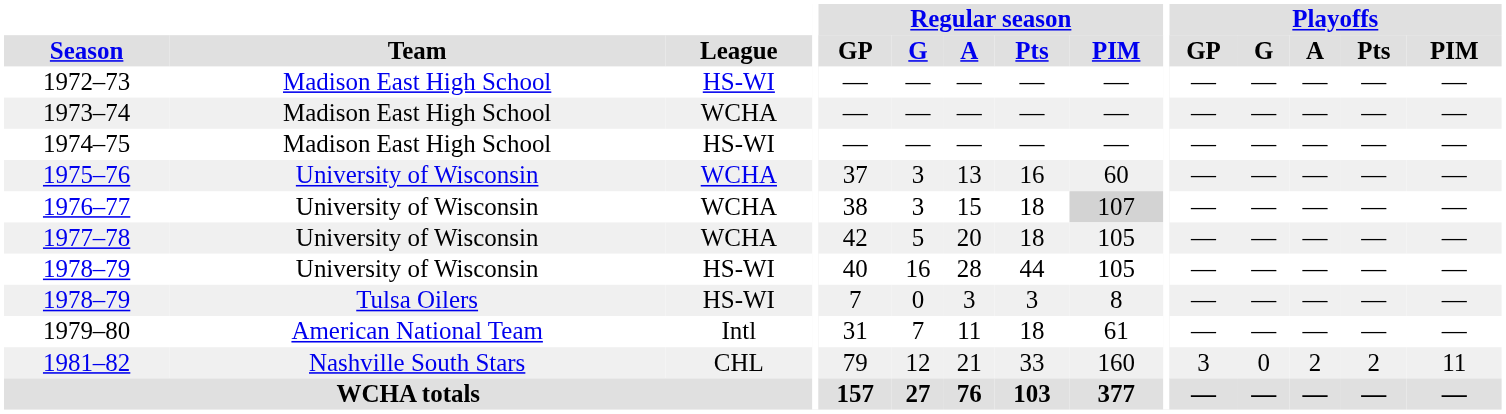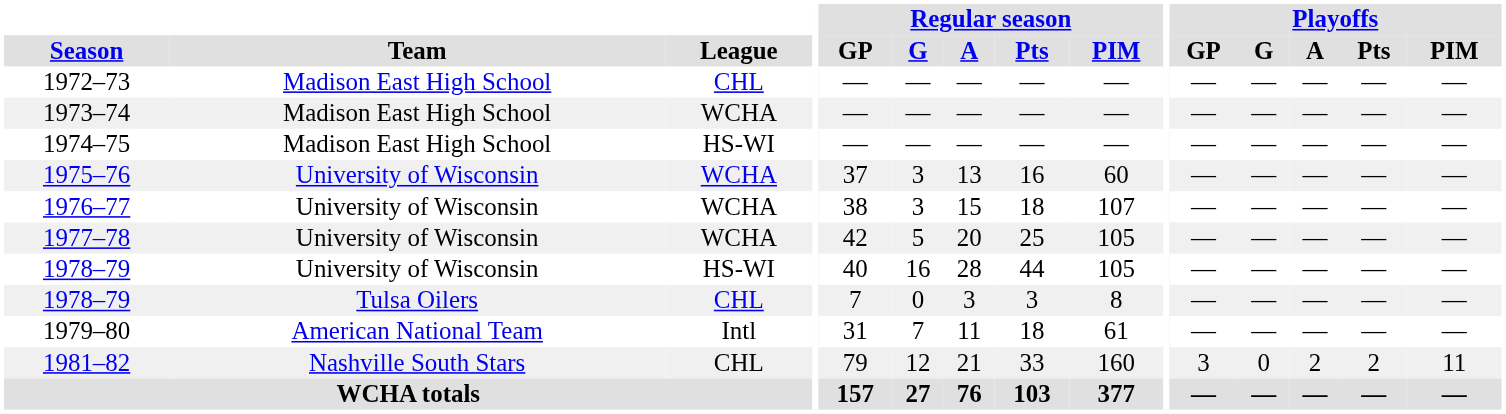(739, 81) HS-WI -> (739, 81) CHL
(1116, 206) lightgrey background -> (1116, 206) no background
(1032, 237) 18 -> (1032, 237) 25
(739, 300) HS-WI -> (739, 300) CHL
